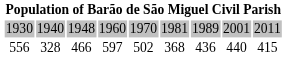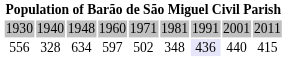(143, 28) 1970 -> (143, 28) 1971
(206, 28) 1989 -> (206, 28) 1991
(81, 47) 466 -> (81, 47) 634
(174, 47) 368 -> (174, 47) 348
(206, 47) no background -> (206, 47) lavender background
